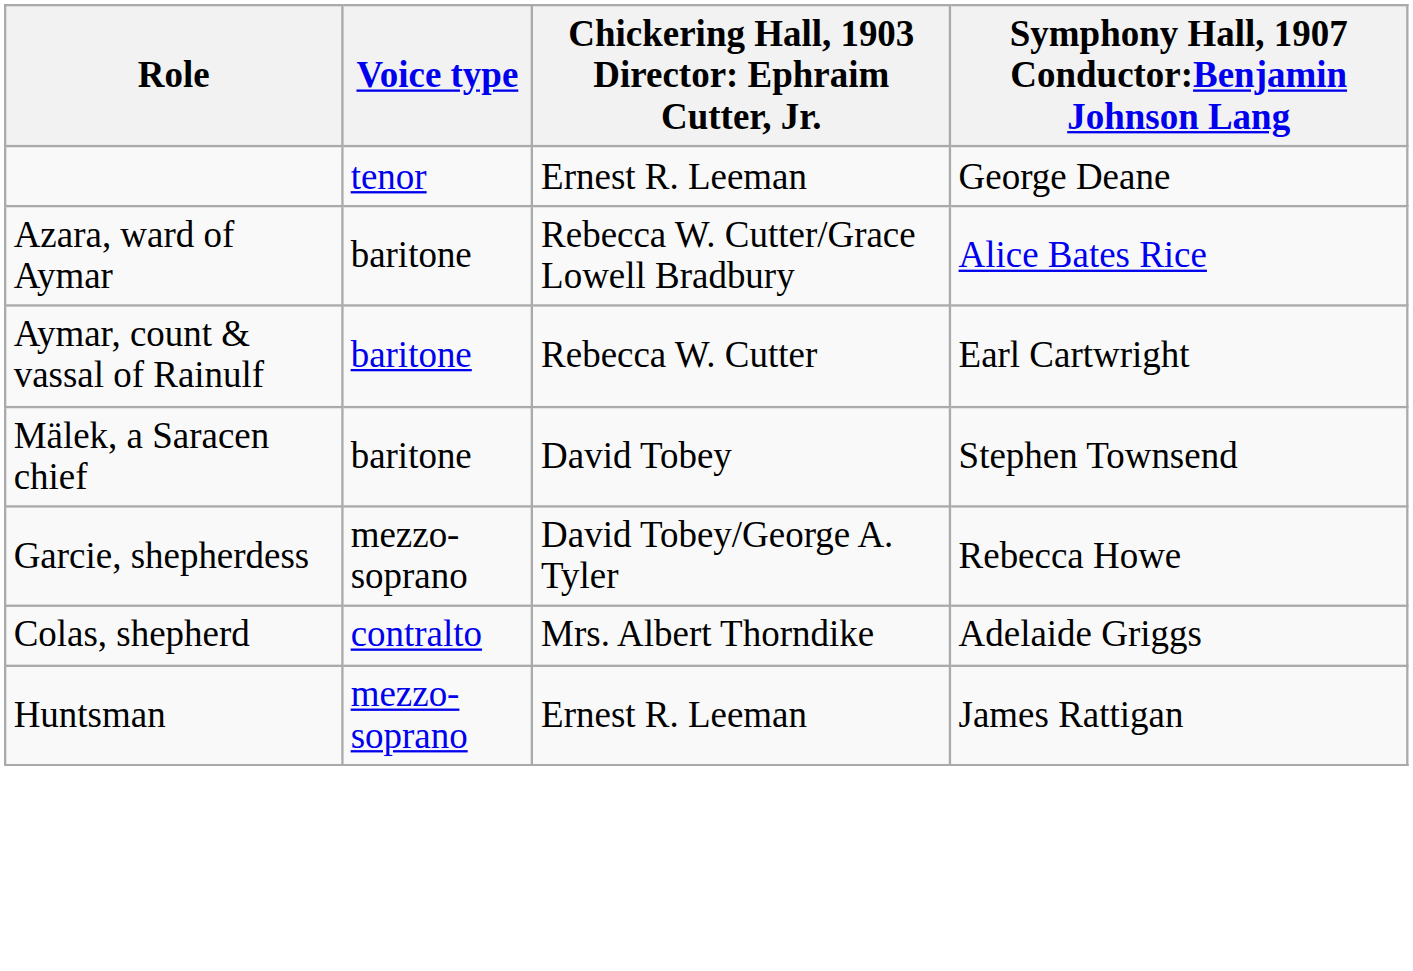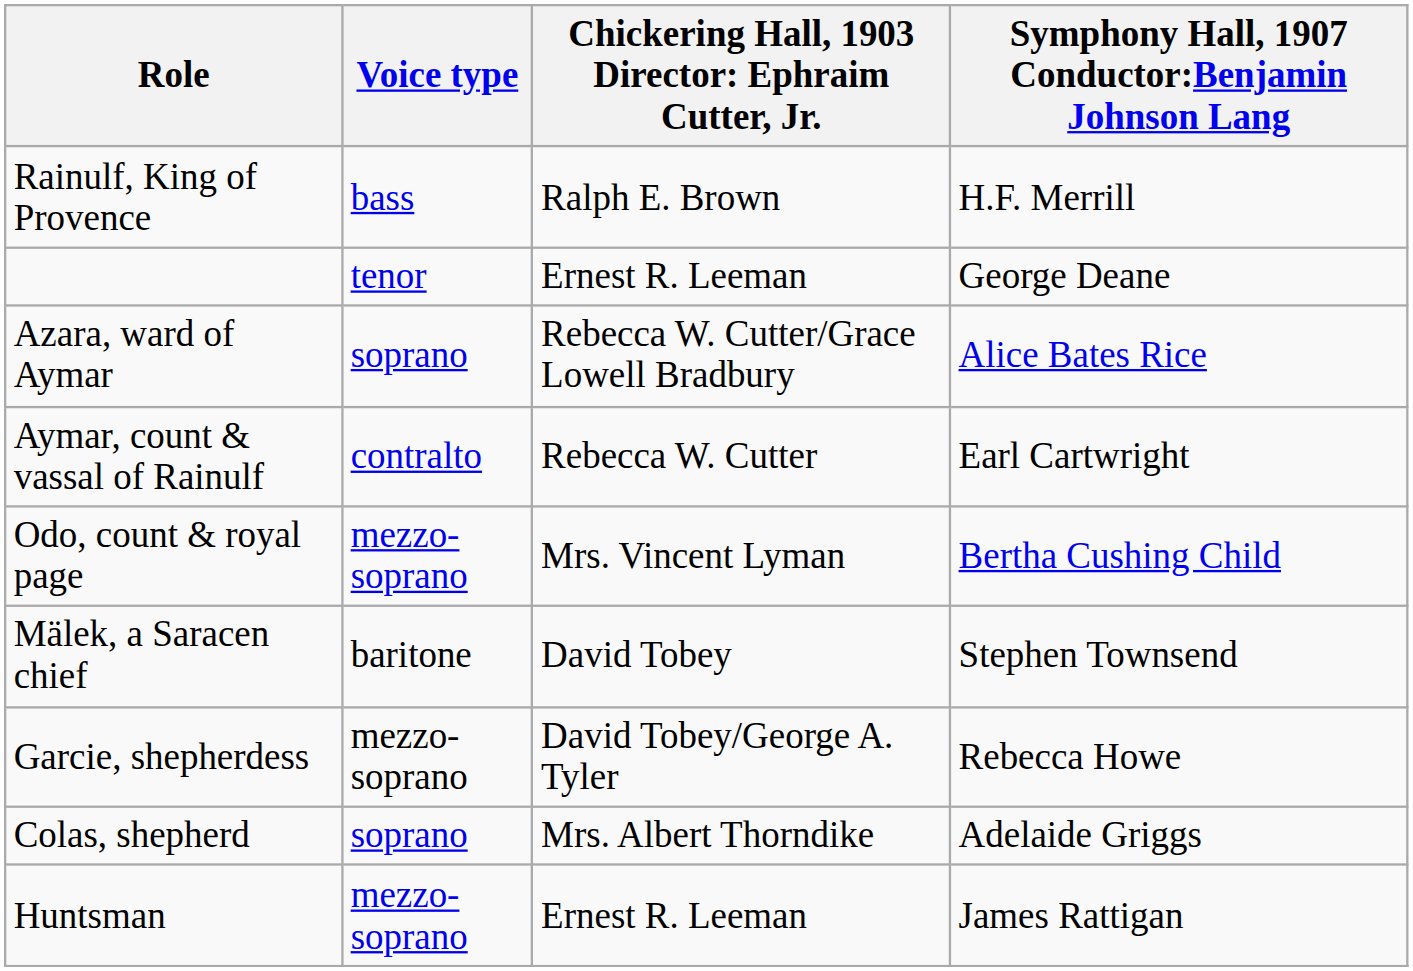+ row: (135, 196)
(411, 254) baritone -> (409, 355) soprano
(411, 355) baritone -> (416, 455) contralto
+ row: (157, 555)
(416, 634) contralto -> (409, 835) soprano
